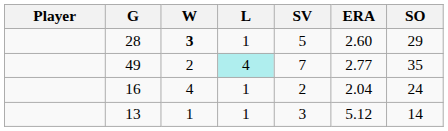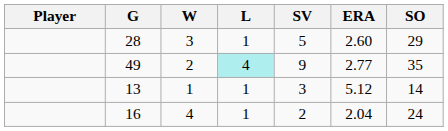(189, 41) bold -> (189, 41) normal
(302, 65) 7 -> (302, 65) 9
rows swapped: (133, 89) <-> (133, 114)
